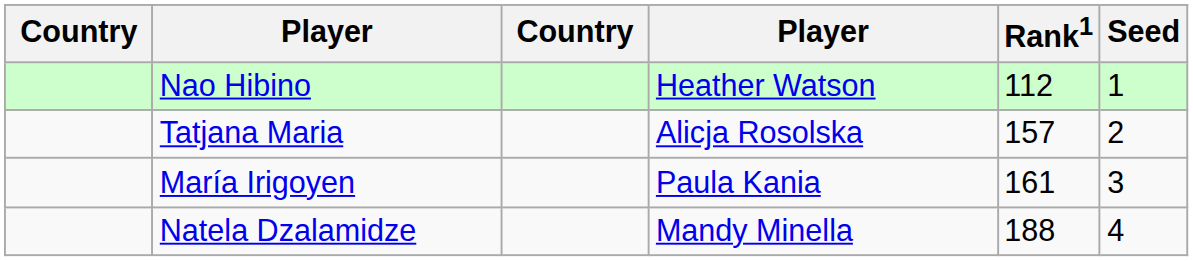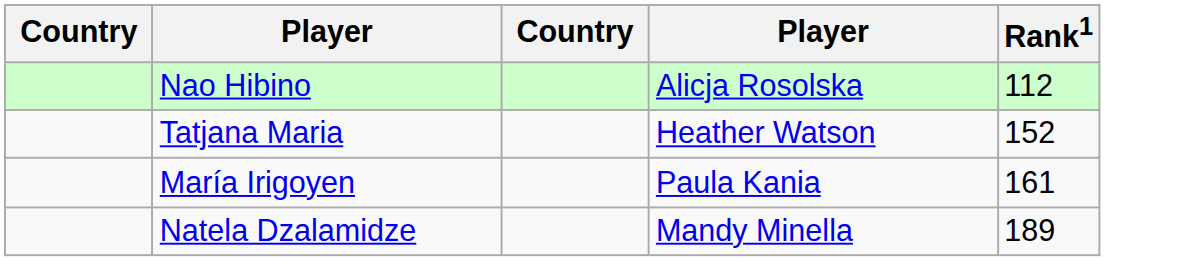- column: (1144, 32)
(766, 85) Heather Watson -> (760, 85) Alicja Rosolska
(760, 133) Alicja Rosolska -> (766, 133) Heather Watson
(1030, 133) 157 -> (1030, 133) 152
(1030, 230) 188 -> (1030, 230) 189
